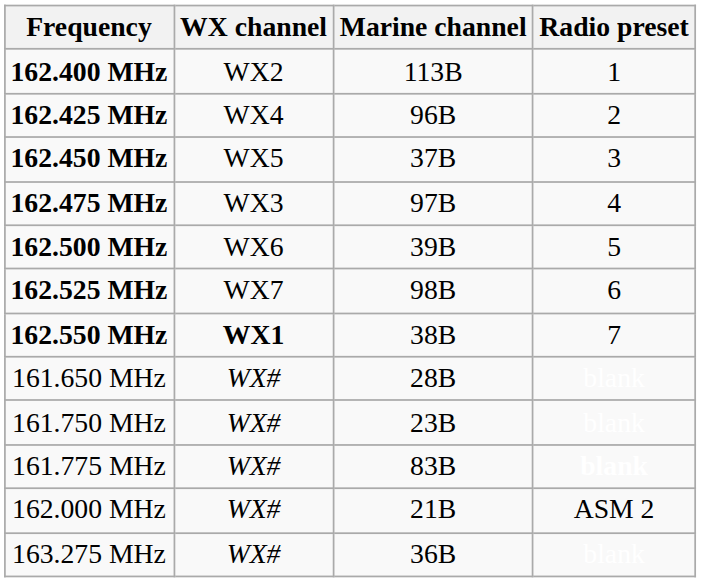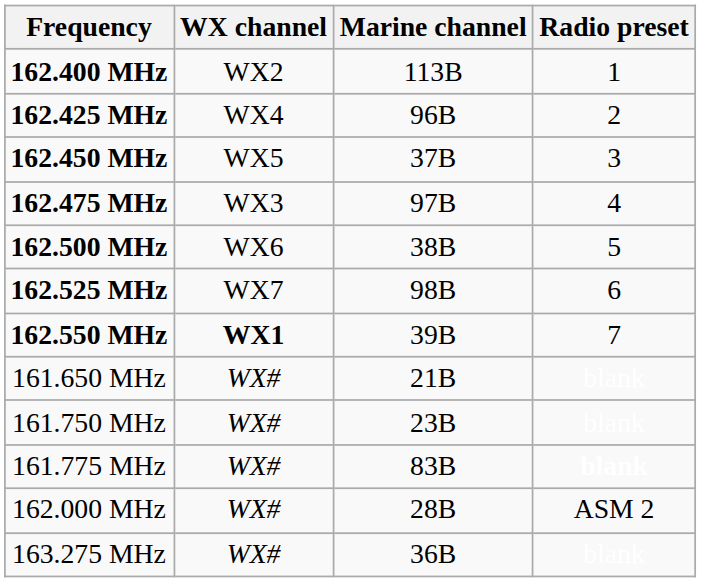(433, 246) 39B -> (433, 246) 38B
(433, 334) 38B -> (433, 334) 39B
(433, 378) 28B -> (433, 378) 21B
(433, 510) 21B -> (433, 510) 28B
